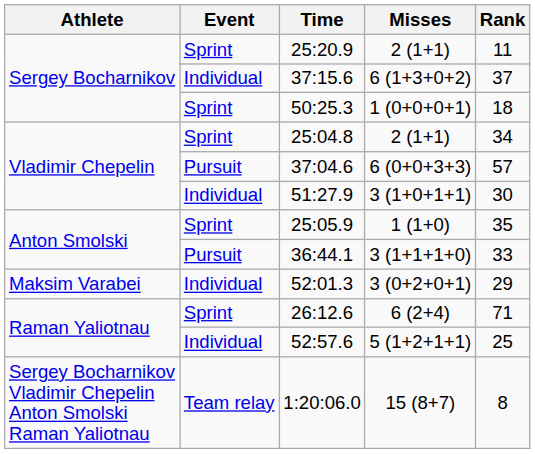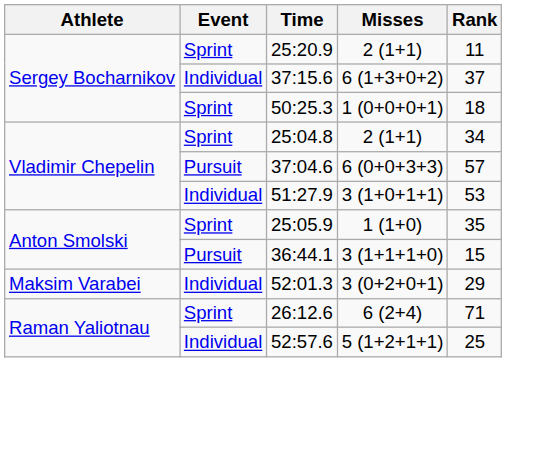(503, 196) 30 -> (475, 196) 53
(503, 254) 33 -> (475, 254) 15
- row: (322, 403)
